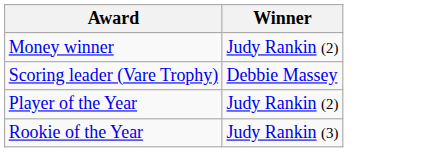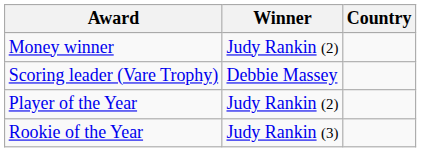+ column: (379, 18)
